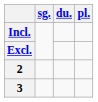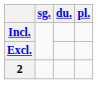- row: (20, 87)
